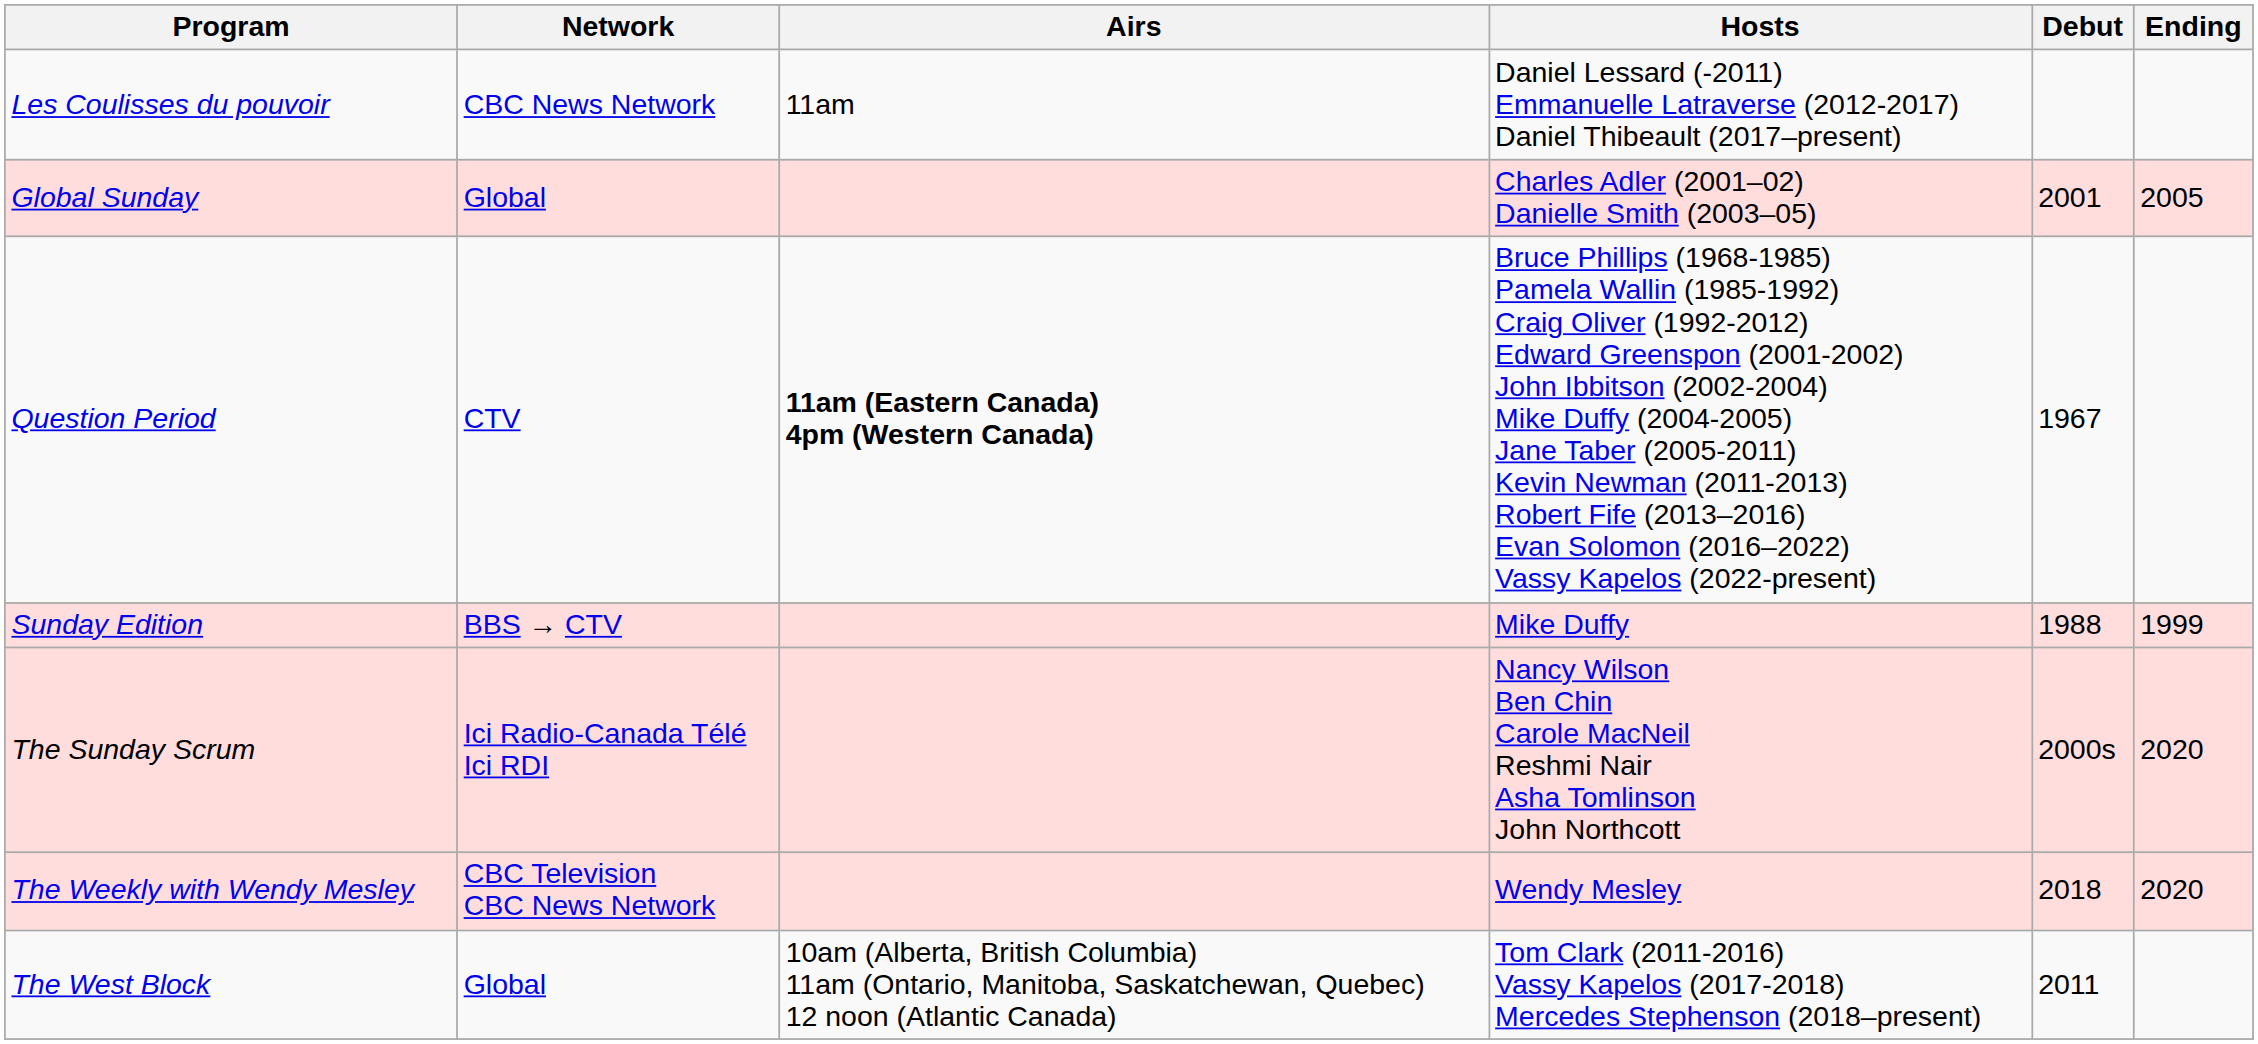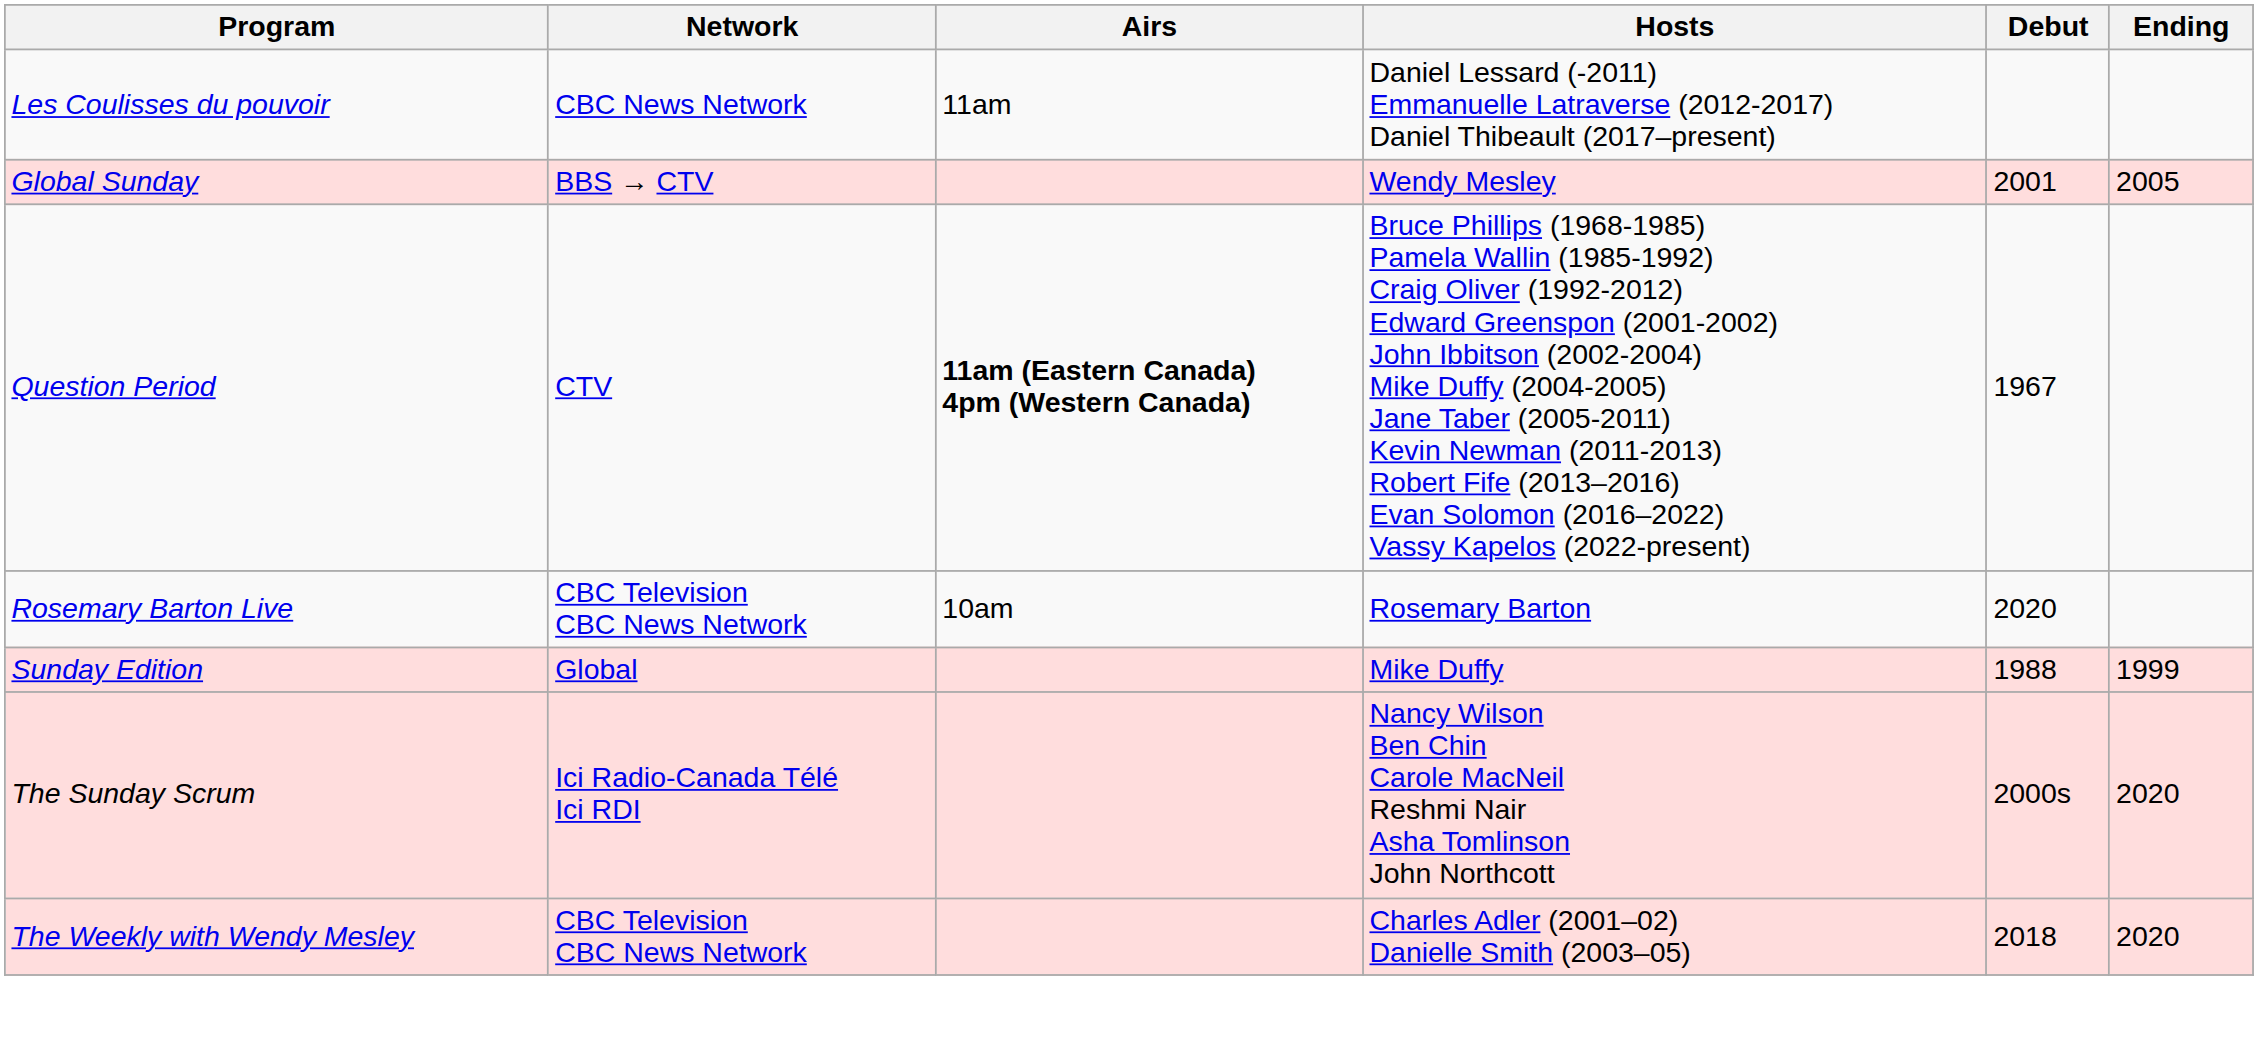(505, 197) Global -> (634, 181) BBS → CTV
(1656, 197) Charles Adler (2001–02) Danielle Smith (2003–05) -> (1463, 181) Wendy Mesley
+ row: (152, 608)
(543, 624) BBS → CTV -> (596, 669) Global
(1588, 890) Wendy Mesley -> (1530, 935) Charles Adler (2001–02) Danielle Smith (2003–05)
- row: (111, 984)
